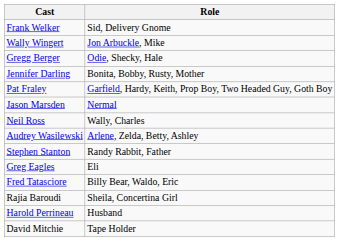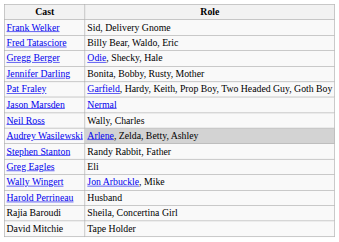rows swapped: (35, 43) <-> (37, 182)
(143, 136) no background -> (143, 136) lightgrey background
rows swapped: (34, 197) <-> (40, 213)
